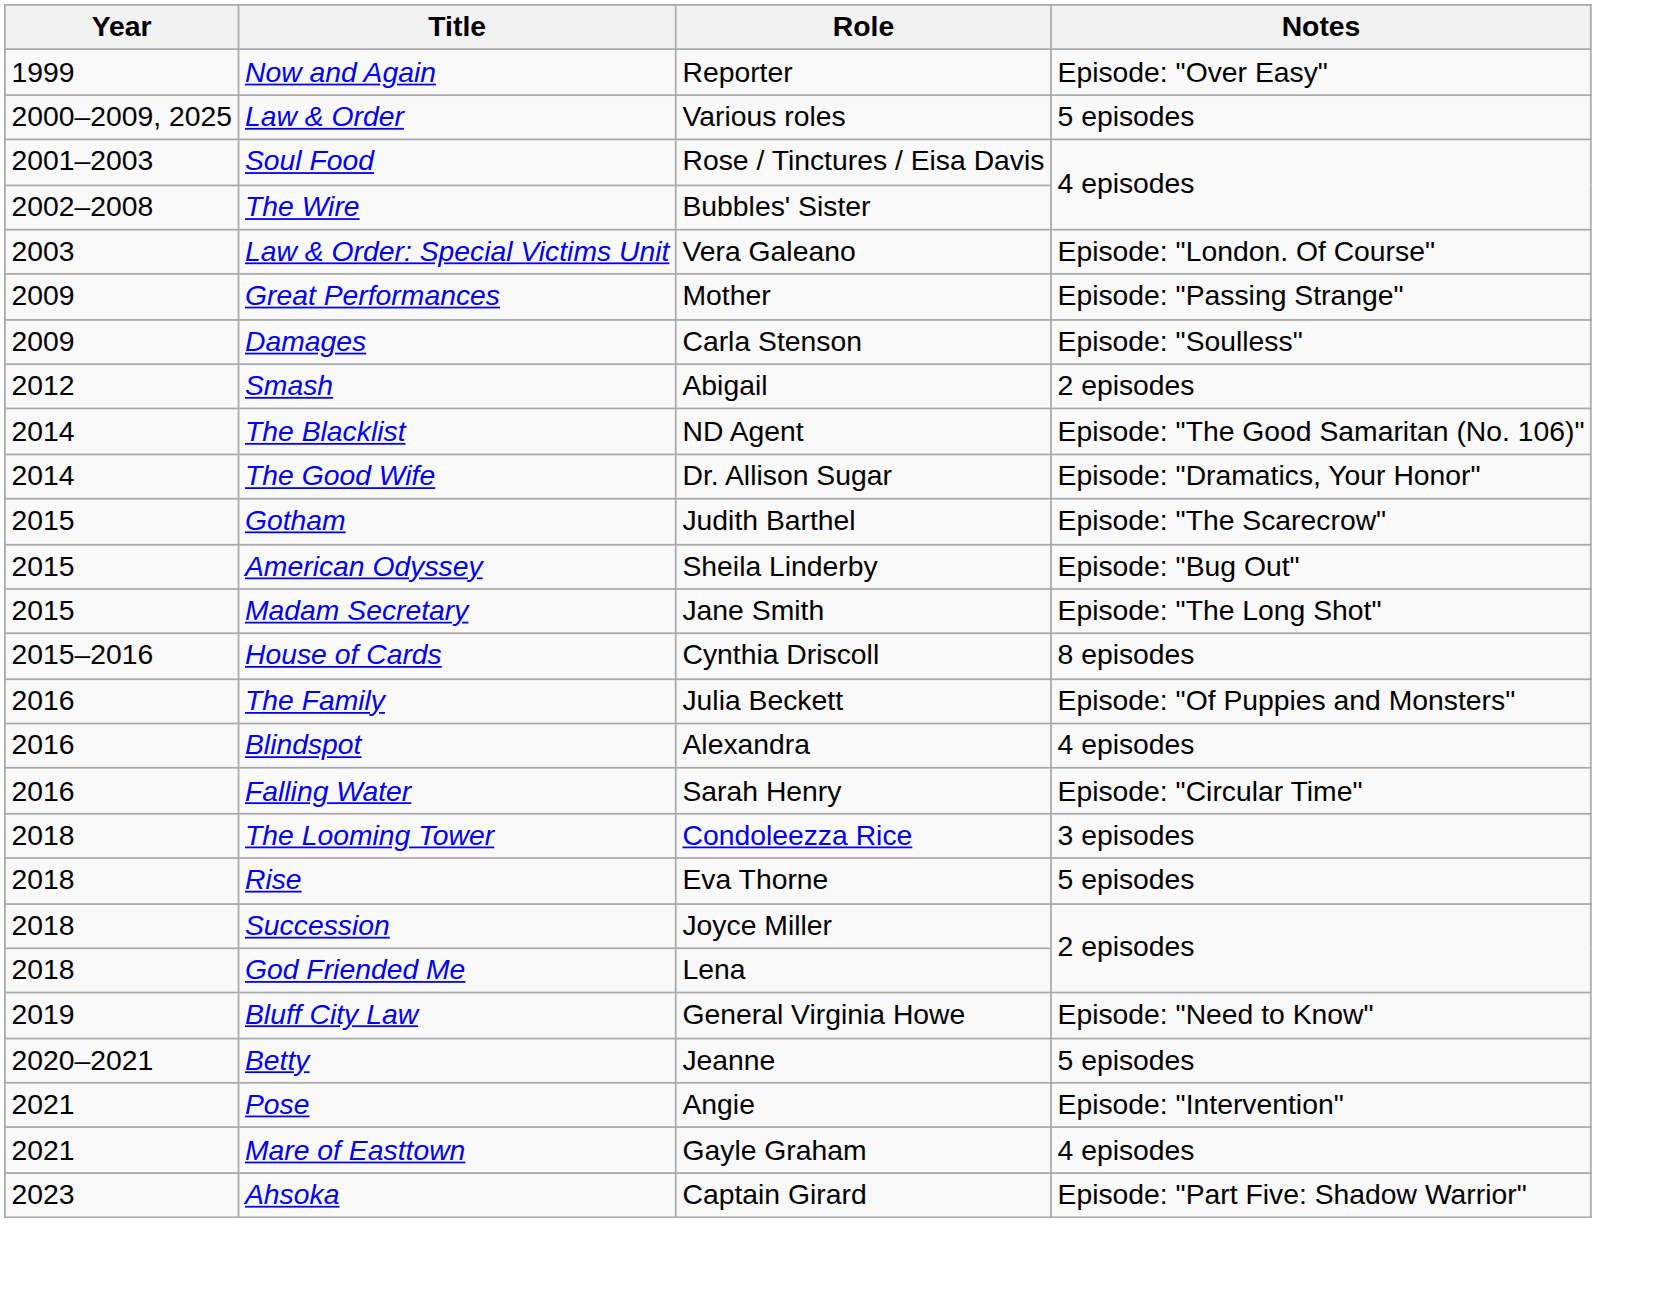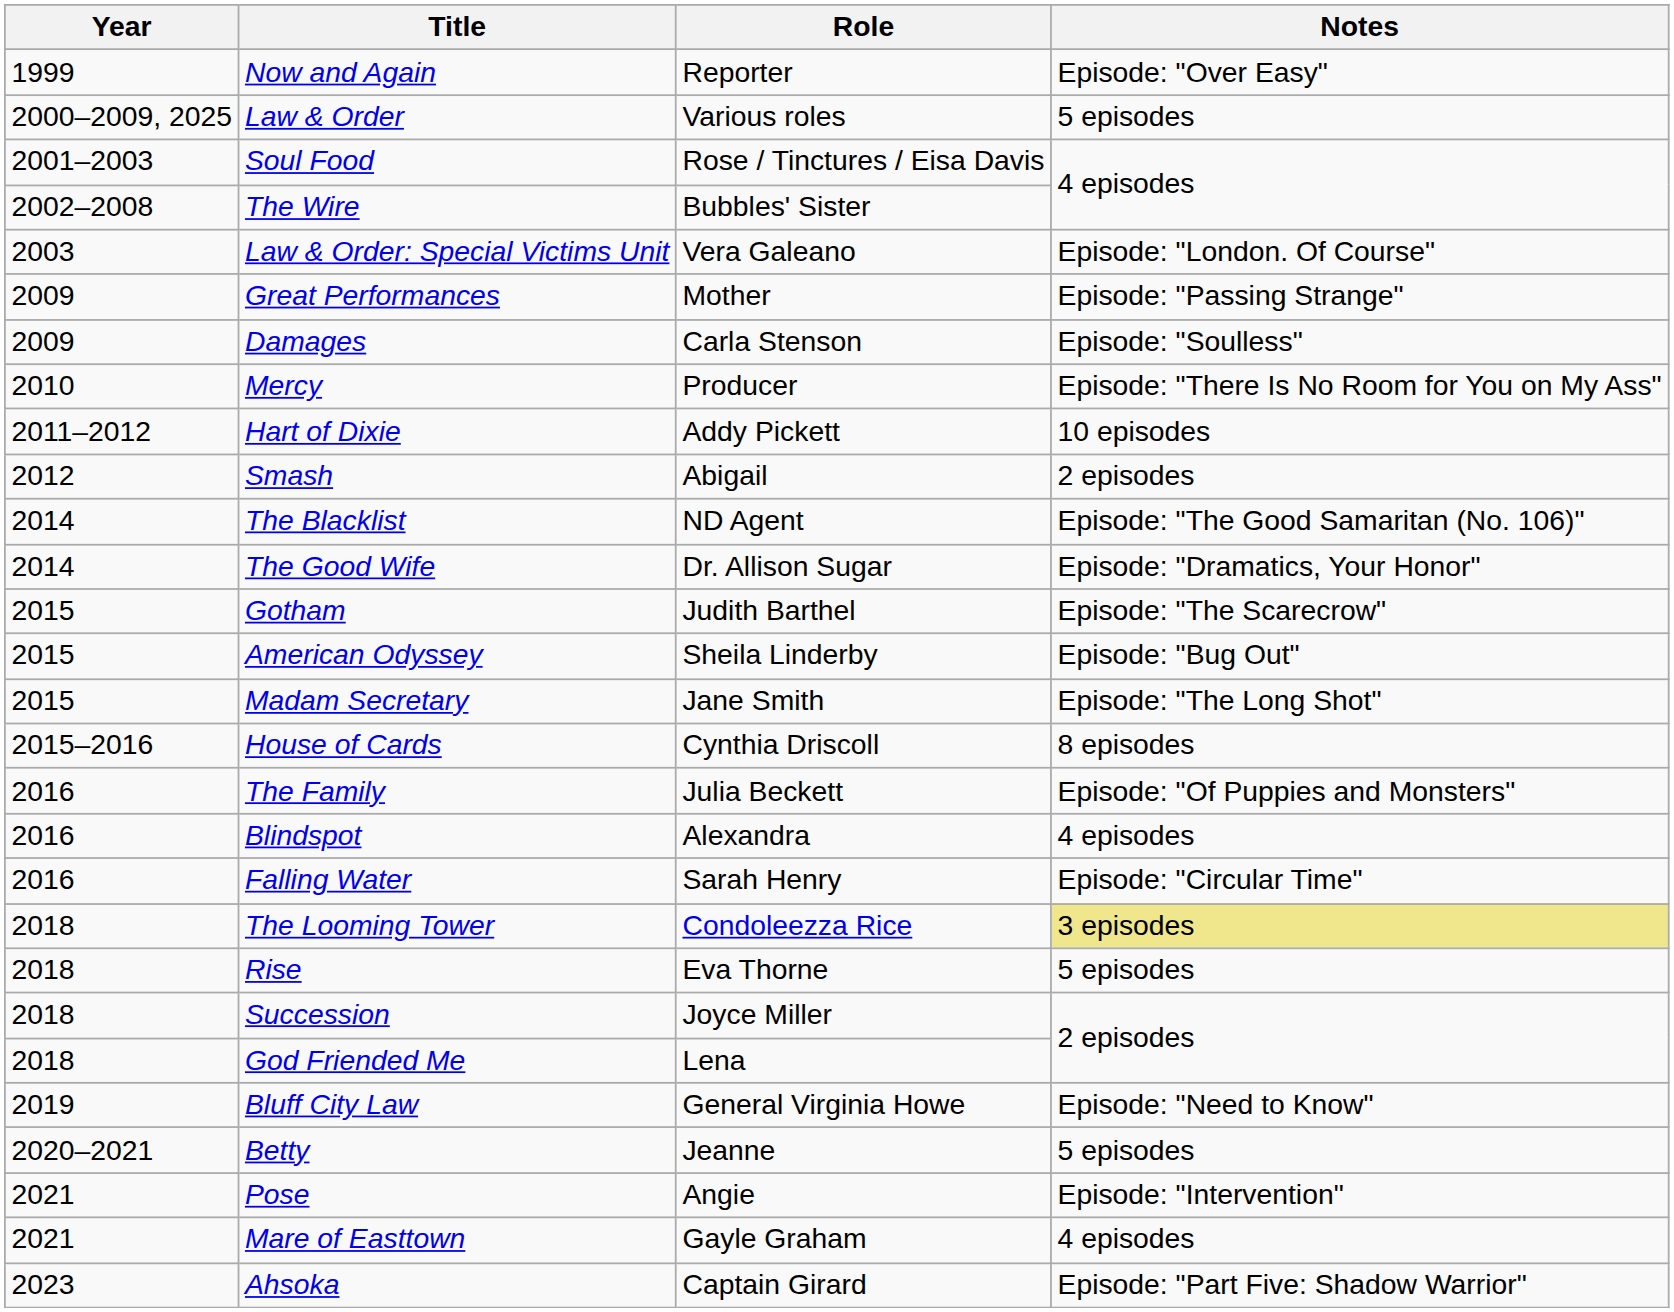+ row: (284, 386)
+ row: (323, 431)
(1126, 835) no background -> (1126, 925) khaki background
